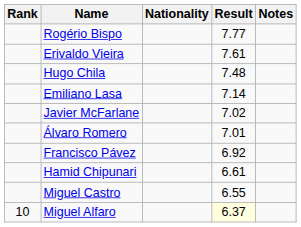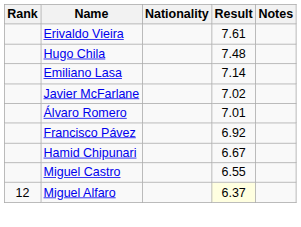- row: (83, 34)
(234, 172) 6.61 -> (234, 152) 6.67
(23, 212) 10 -> (23, 192) 12
